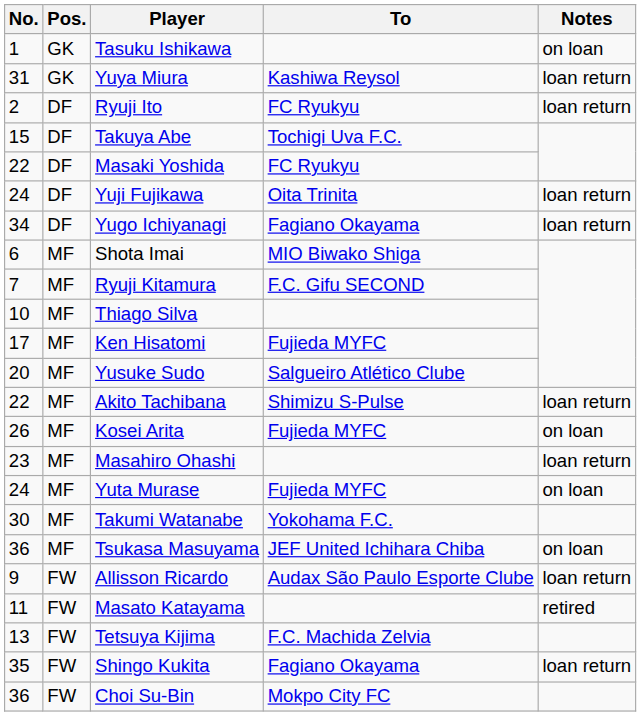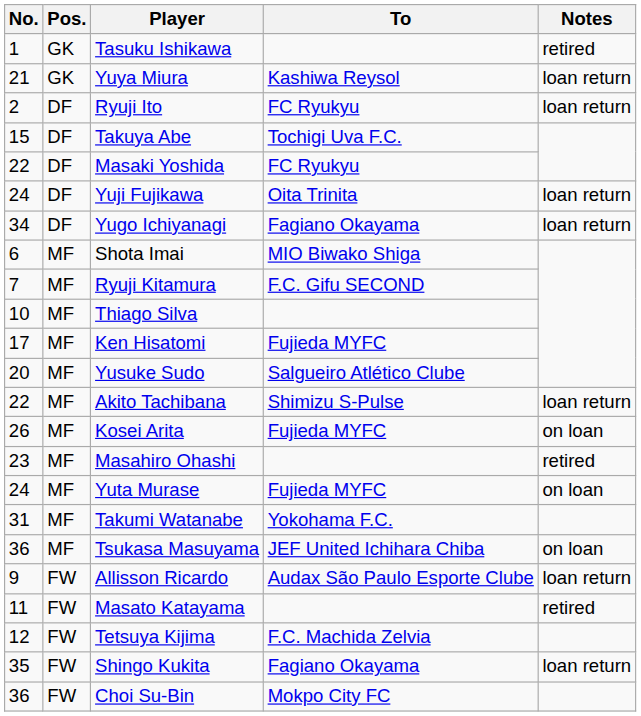(573, 48) on loan -> (569, 48) retired
(19, 78) 31 -> (19, 78) 21
(587, 460) loan return -> (569, 460) retired
(19, 519) 30 -> (19, 519) 31
(19, 637) 13 -> (19, 637) 12
